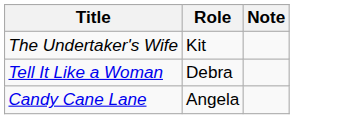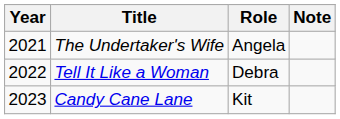+ column: (28, 18)
(196, 45) Kit -> (259, 45) Angela
(213, 99) Angela -> (242, 99) Kit
